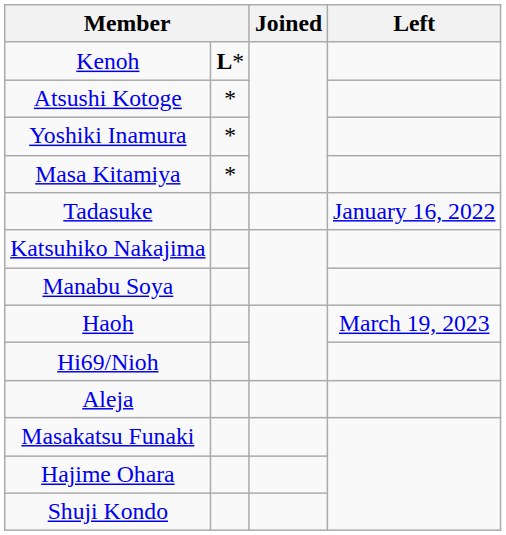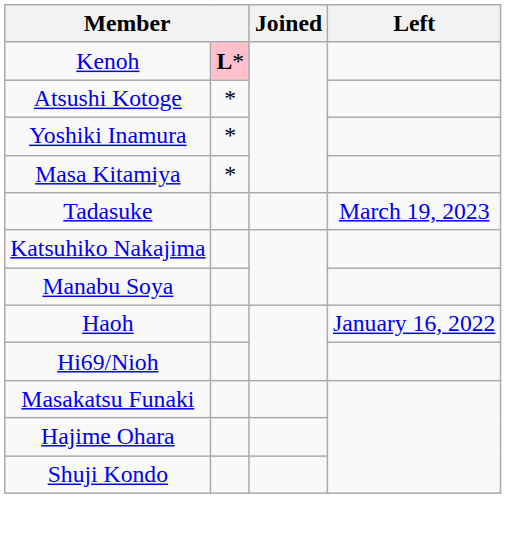(230, 60) no background -> (230, 60) pink background
(414, 211) January 16, 2022 -> (414, 211) March 19, 2023
(414, 323) March 19, 2023 -> (414, 323) January 16, 2022
- row: (108, 398)
